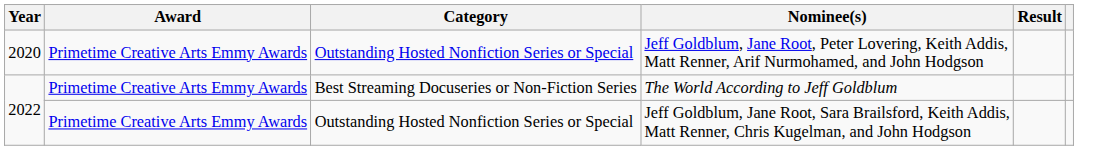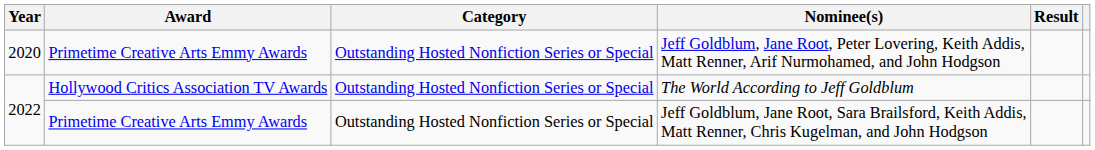(178, 87) Primetime Creative Arts Emmy Awards -> (188, 87) Hollywood Critics Association TV Awards
(476, 87) Best Streaming Docuseries or Non-Fiction Series -> (494, 87) Outstanding Hosted Nonfiction Series or Special
